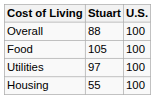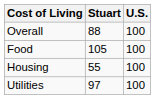rows swapped: (25, 67) <-> (28, 85)
